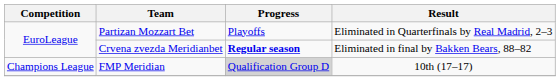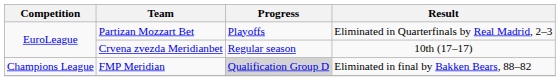(264, 48) bold -> (262, 48) normal
(433, 48) Eliminated in final by Bakken Bears, 88–82 -> (443, 48) 10th (17–17)
(443, 66) 10th (17–17) -> (433, 66) Eliminated in final by Bakken Bears, 88–82
